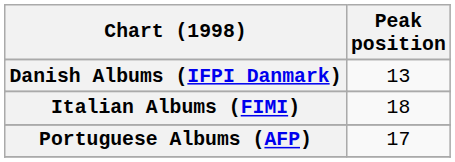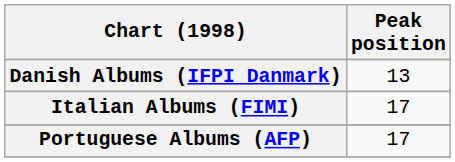(398, 108) 18 -> (398, 108) 17
